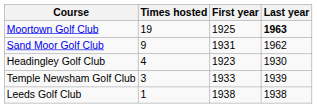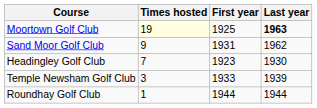(146, 29) no background -> (146, 29) lightyellow background
(143, 62) 4 -> (143, 62) 7
- row: (44, 95)
+ row: (54, 95)
